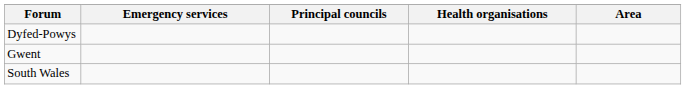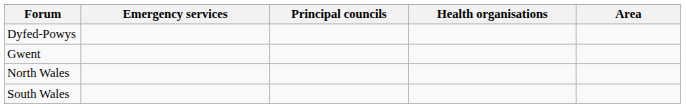+ row: (38, 73)
